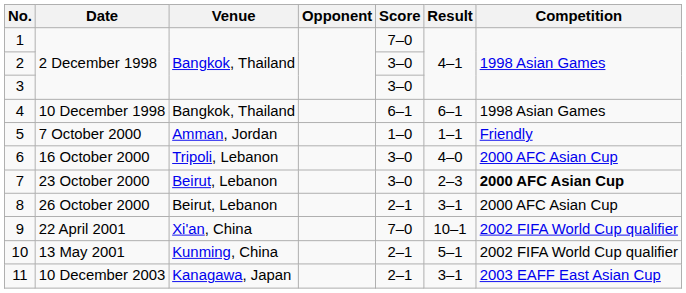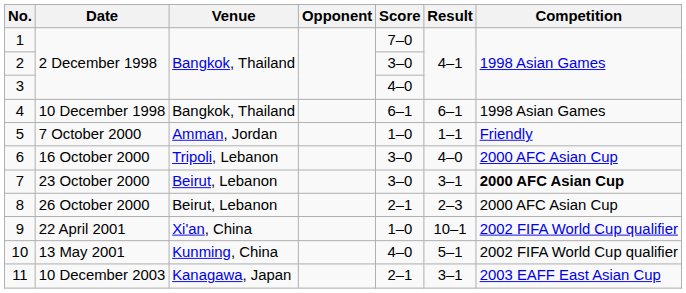(400, 87) 3–0 -> (400, 87) 4–0
(450, 181) 2–3 -> (450, 181) 3–1
(450, 205) 3–1 -> (450, 205) 2–3
(400, 228) 7–0 -> (400, 228) 1–0
(400, 252) 2–1 -> (400, 252) 4–0
